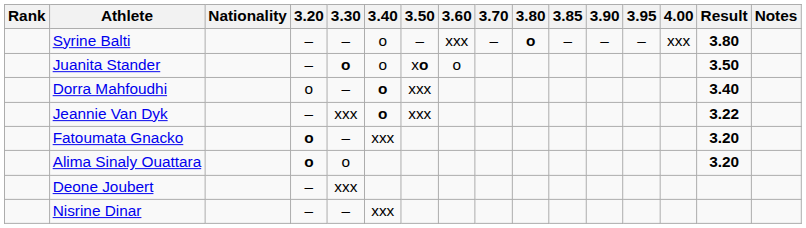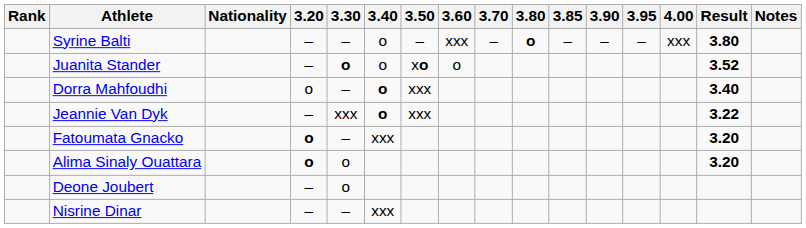(724, 65) 3.50 -> (724, 65) 3.52
(346, 187) xxx -> (346, 187) o
